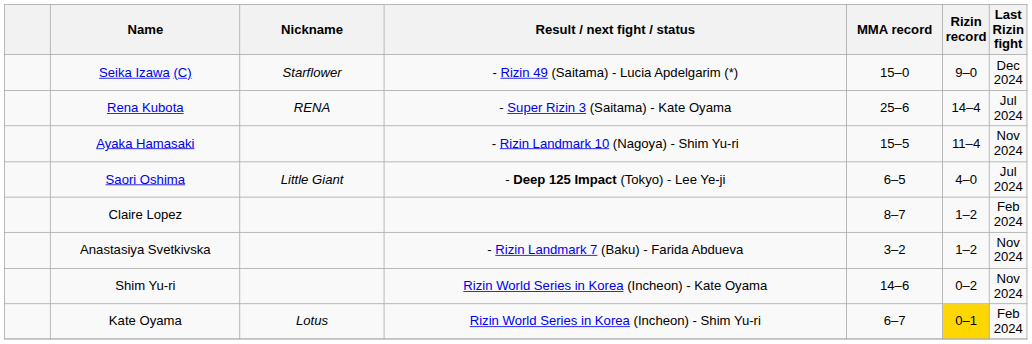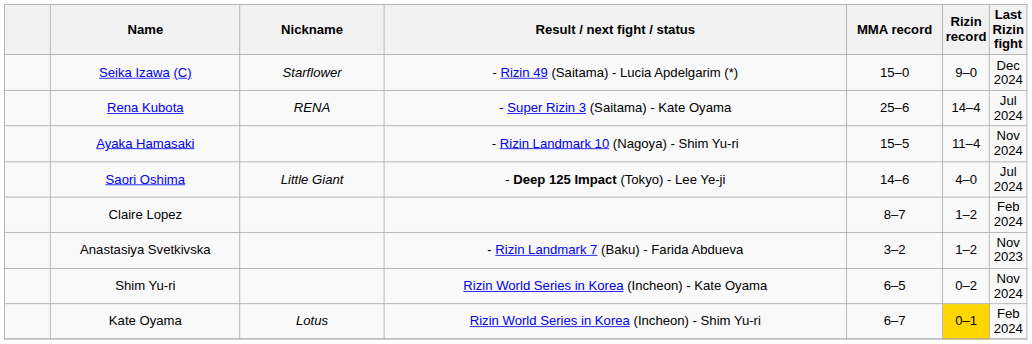(895, 179) 6–5 -> (895, 179) 14–6
(1008, 250) Nov 2024 -> (1008, 250) Nov 2023
(895, 286) 14–6 -> (895, 286) 6–5
